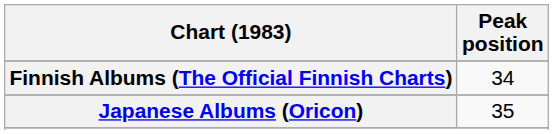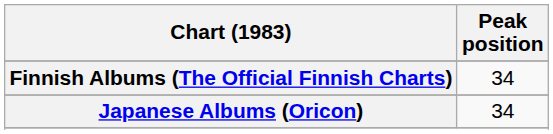(503, 111) 35 -> (503, 111) 34
